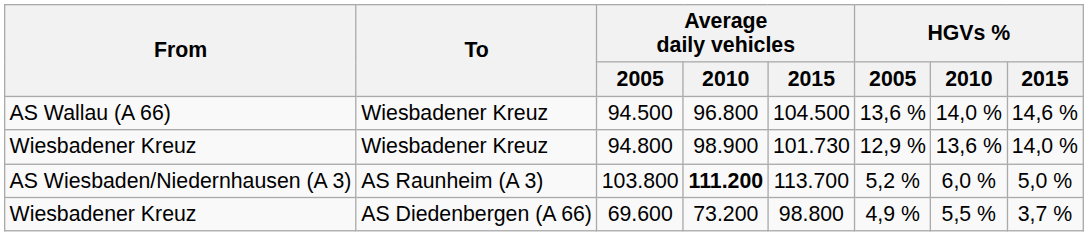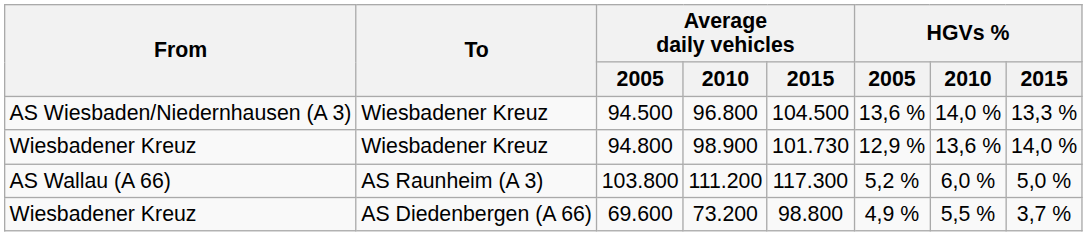(90, 112) AS Wallau (A 66) -> (181, 112) AS Wiesbaden/Niedernhausen (A 3)
(1045, 112) 14,6 % -> (1044, 112) 13,3 %
(181, 180) AS Wiesbaden/Niedernhausen (A 3) -> (90, 180) AS Wallau (A 66)
(726, 180) bold -> (725, 180) normal
(811, 180) 113.700 -> (811, 180) 117.300
